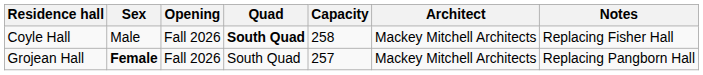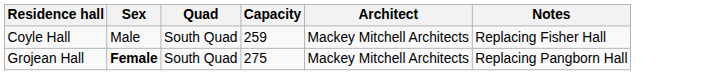- column: (192, 15)
(266, 37) bold -> (201, 37) normal
(323, 37) 258 -> (255, 37) 259
(323, 59) 257 -> (255, 59) 275
